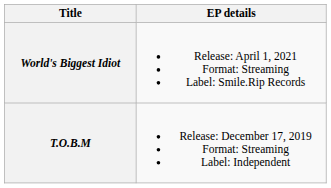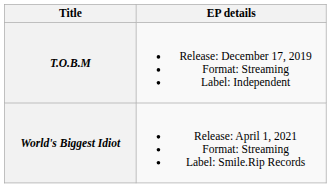rows swapped: (70, 143) <-> (70, 62)
